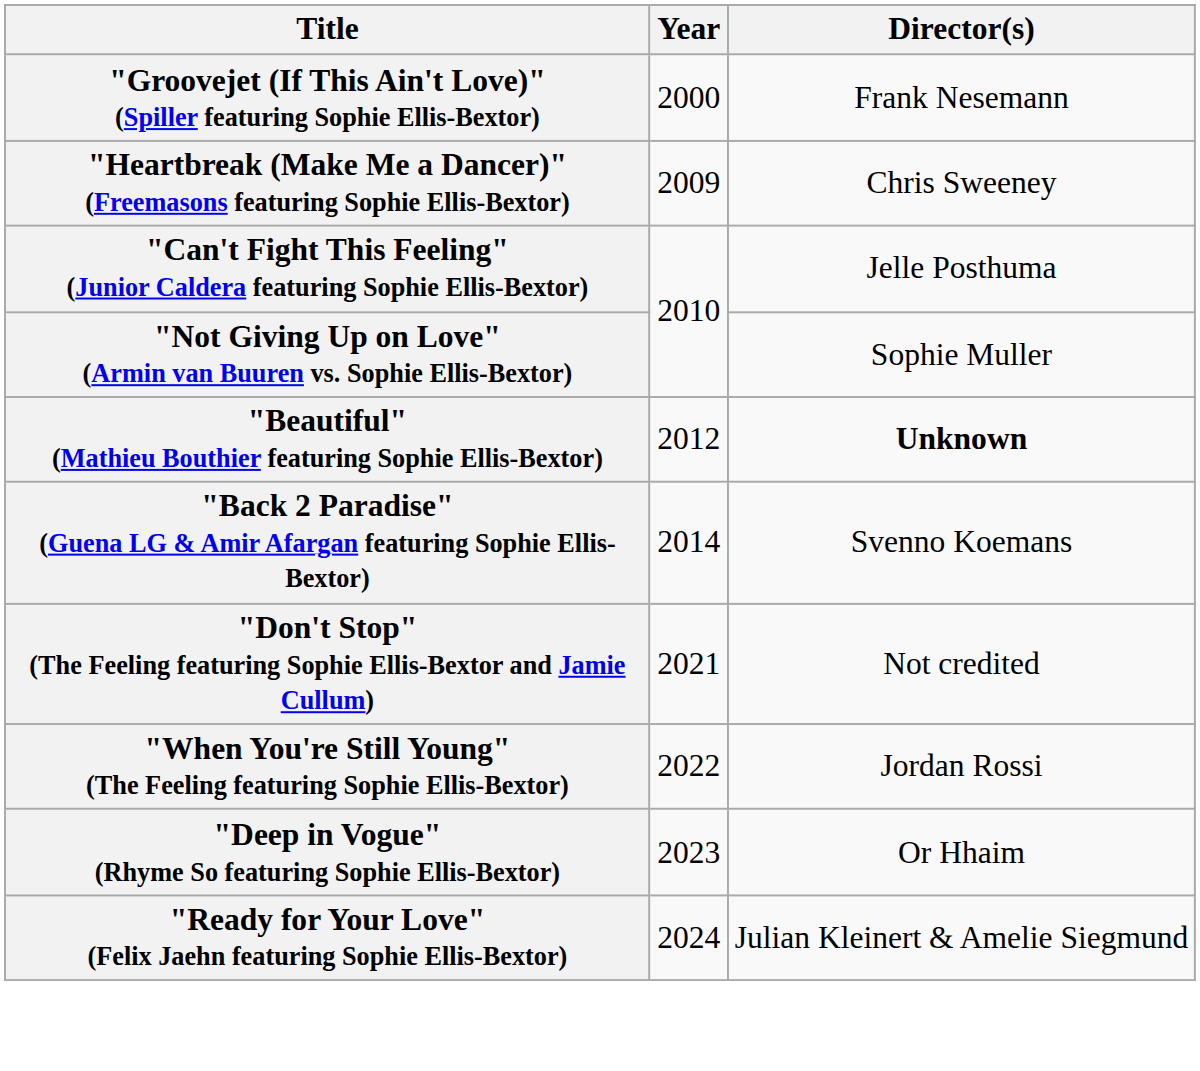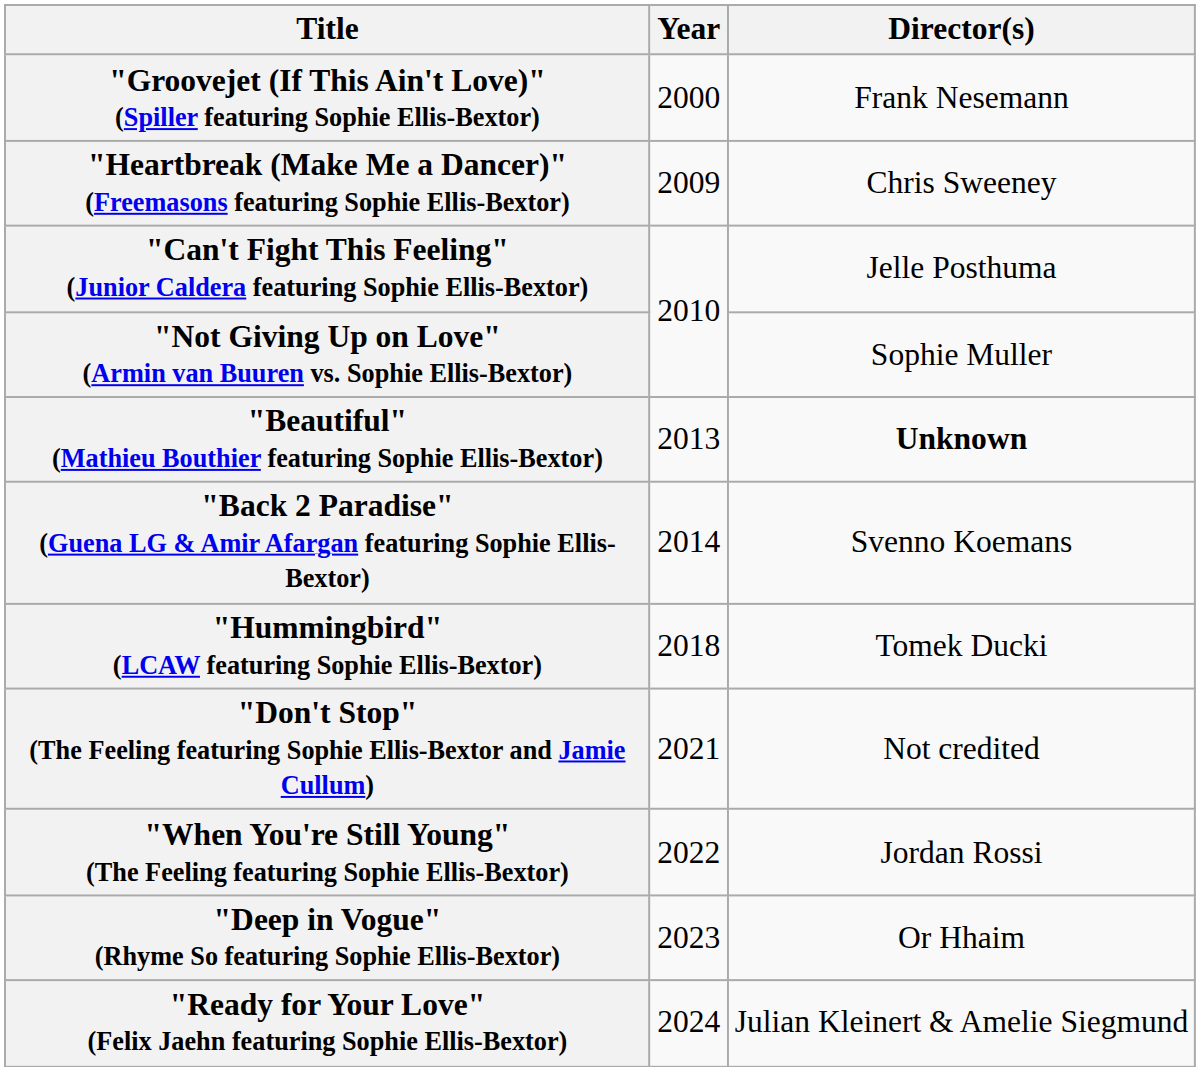(689, 439) 2012 -> (689, 439) 2013
+ row: (327, 645)
